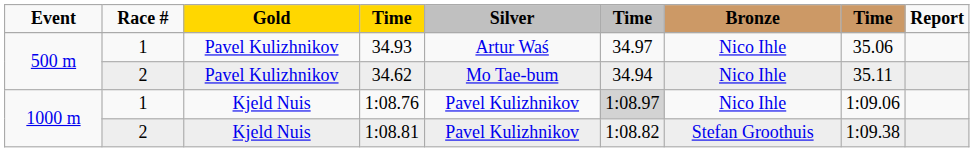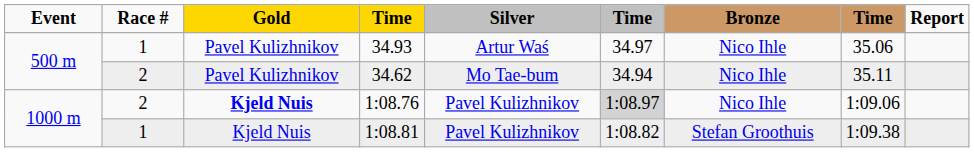(143, 103) 1 -> (143, 103) 2
(272, 103) normal -> (272, 103) bold
(143, 132) 2 -> (143, 132) 1
